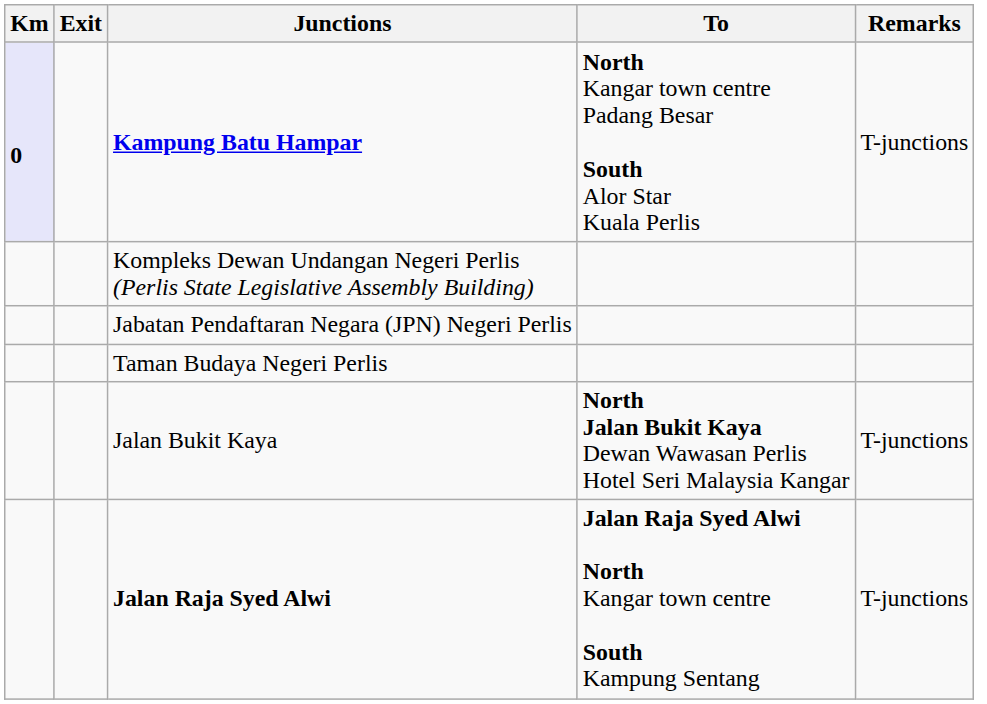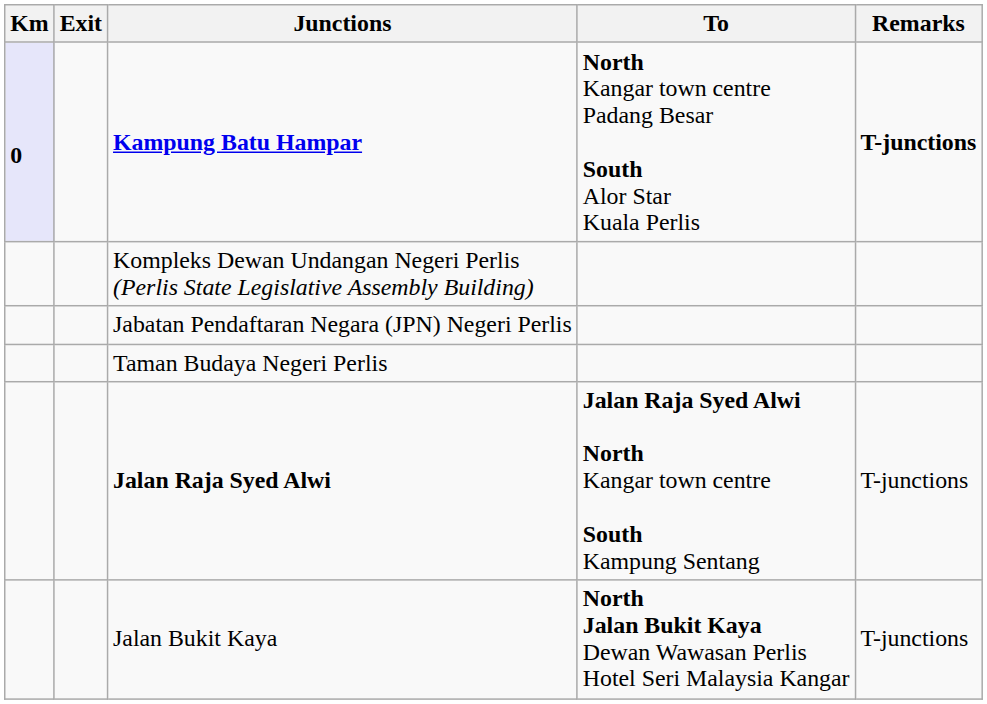(914, 141) normal -> (918, 141) bold
rows swapped: (195, 440) <-> (222, 598)
